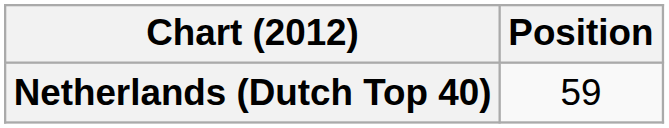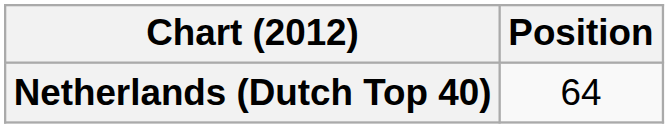(581, 92) 59 -> (581, 92) 64
